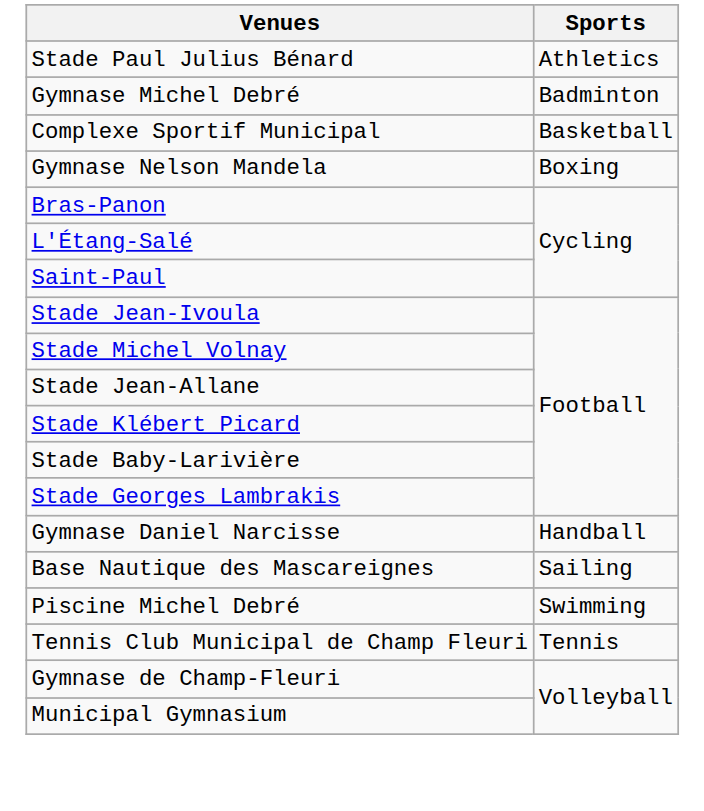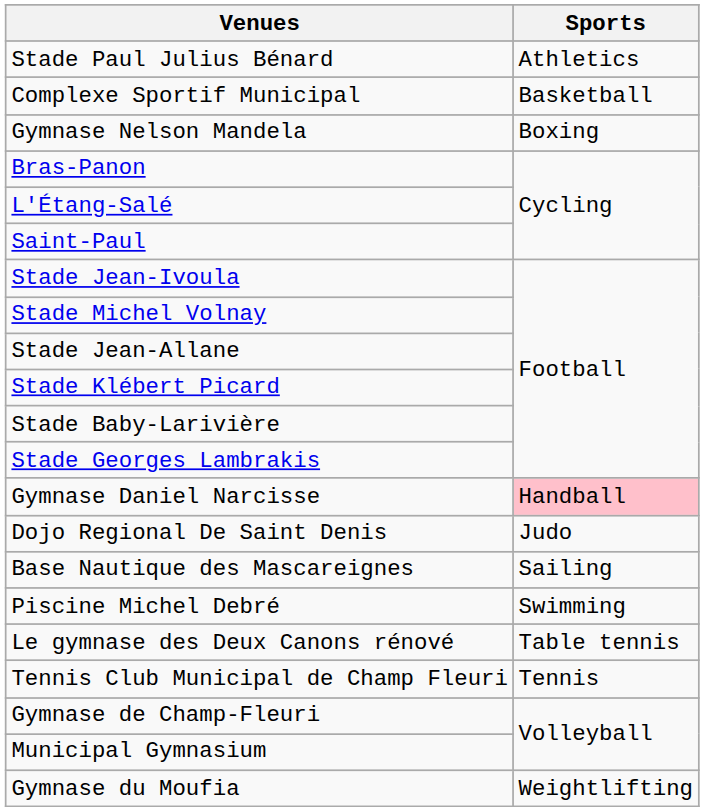- row: (166, 96)
(592, 533) no background -> (572, 497) pink background
+ row: (199, 533)
+ row: (233, 643)
+ row: (125, 788)
